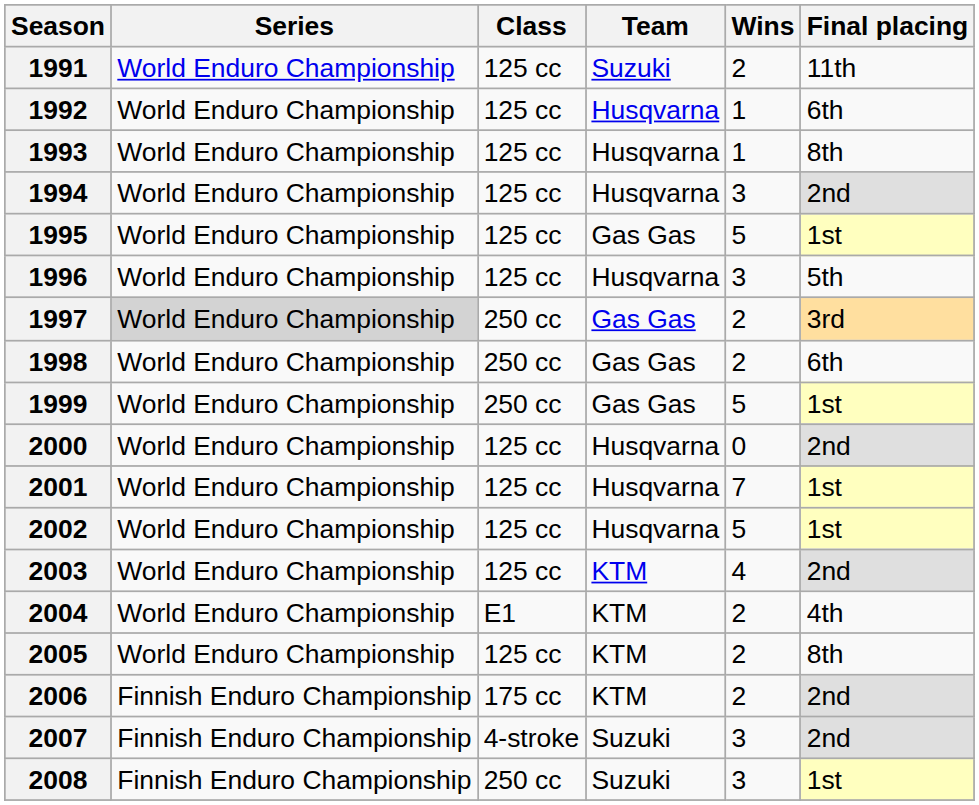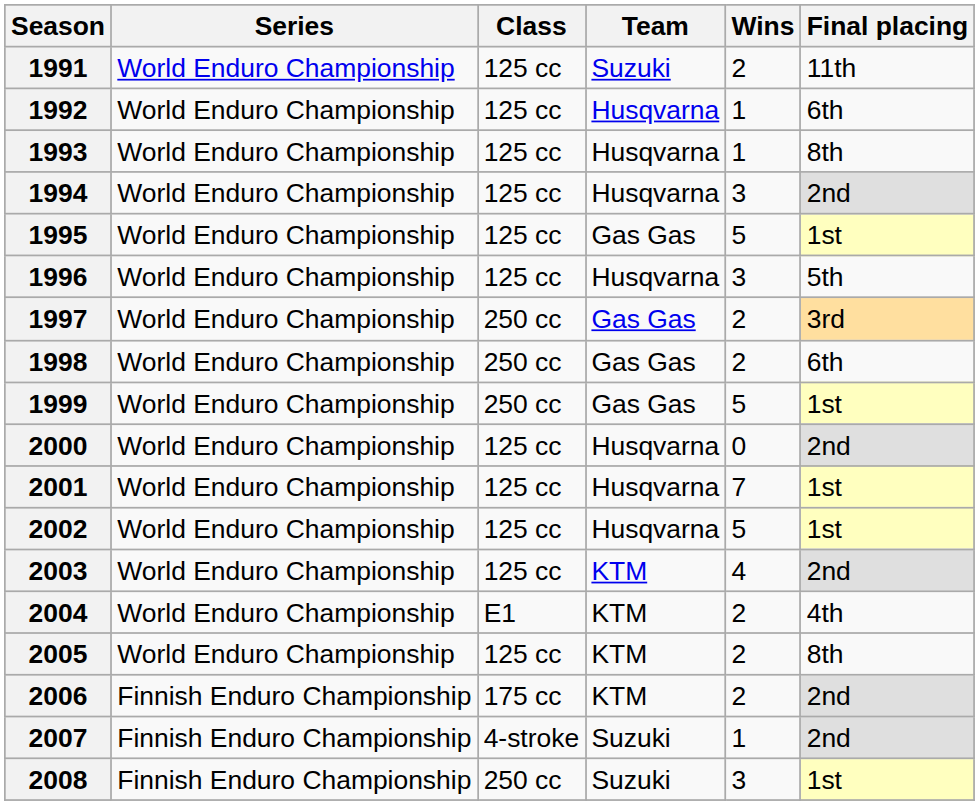(286, 319) lightgrey background -> (286, 319) no background
(739, 738) 3 -> (739, 738) 1
